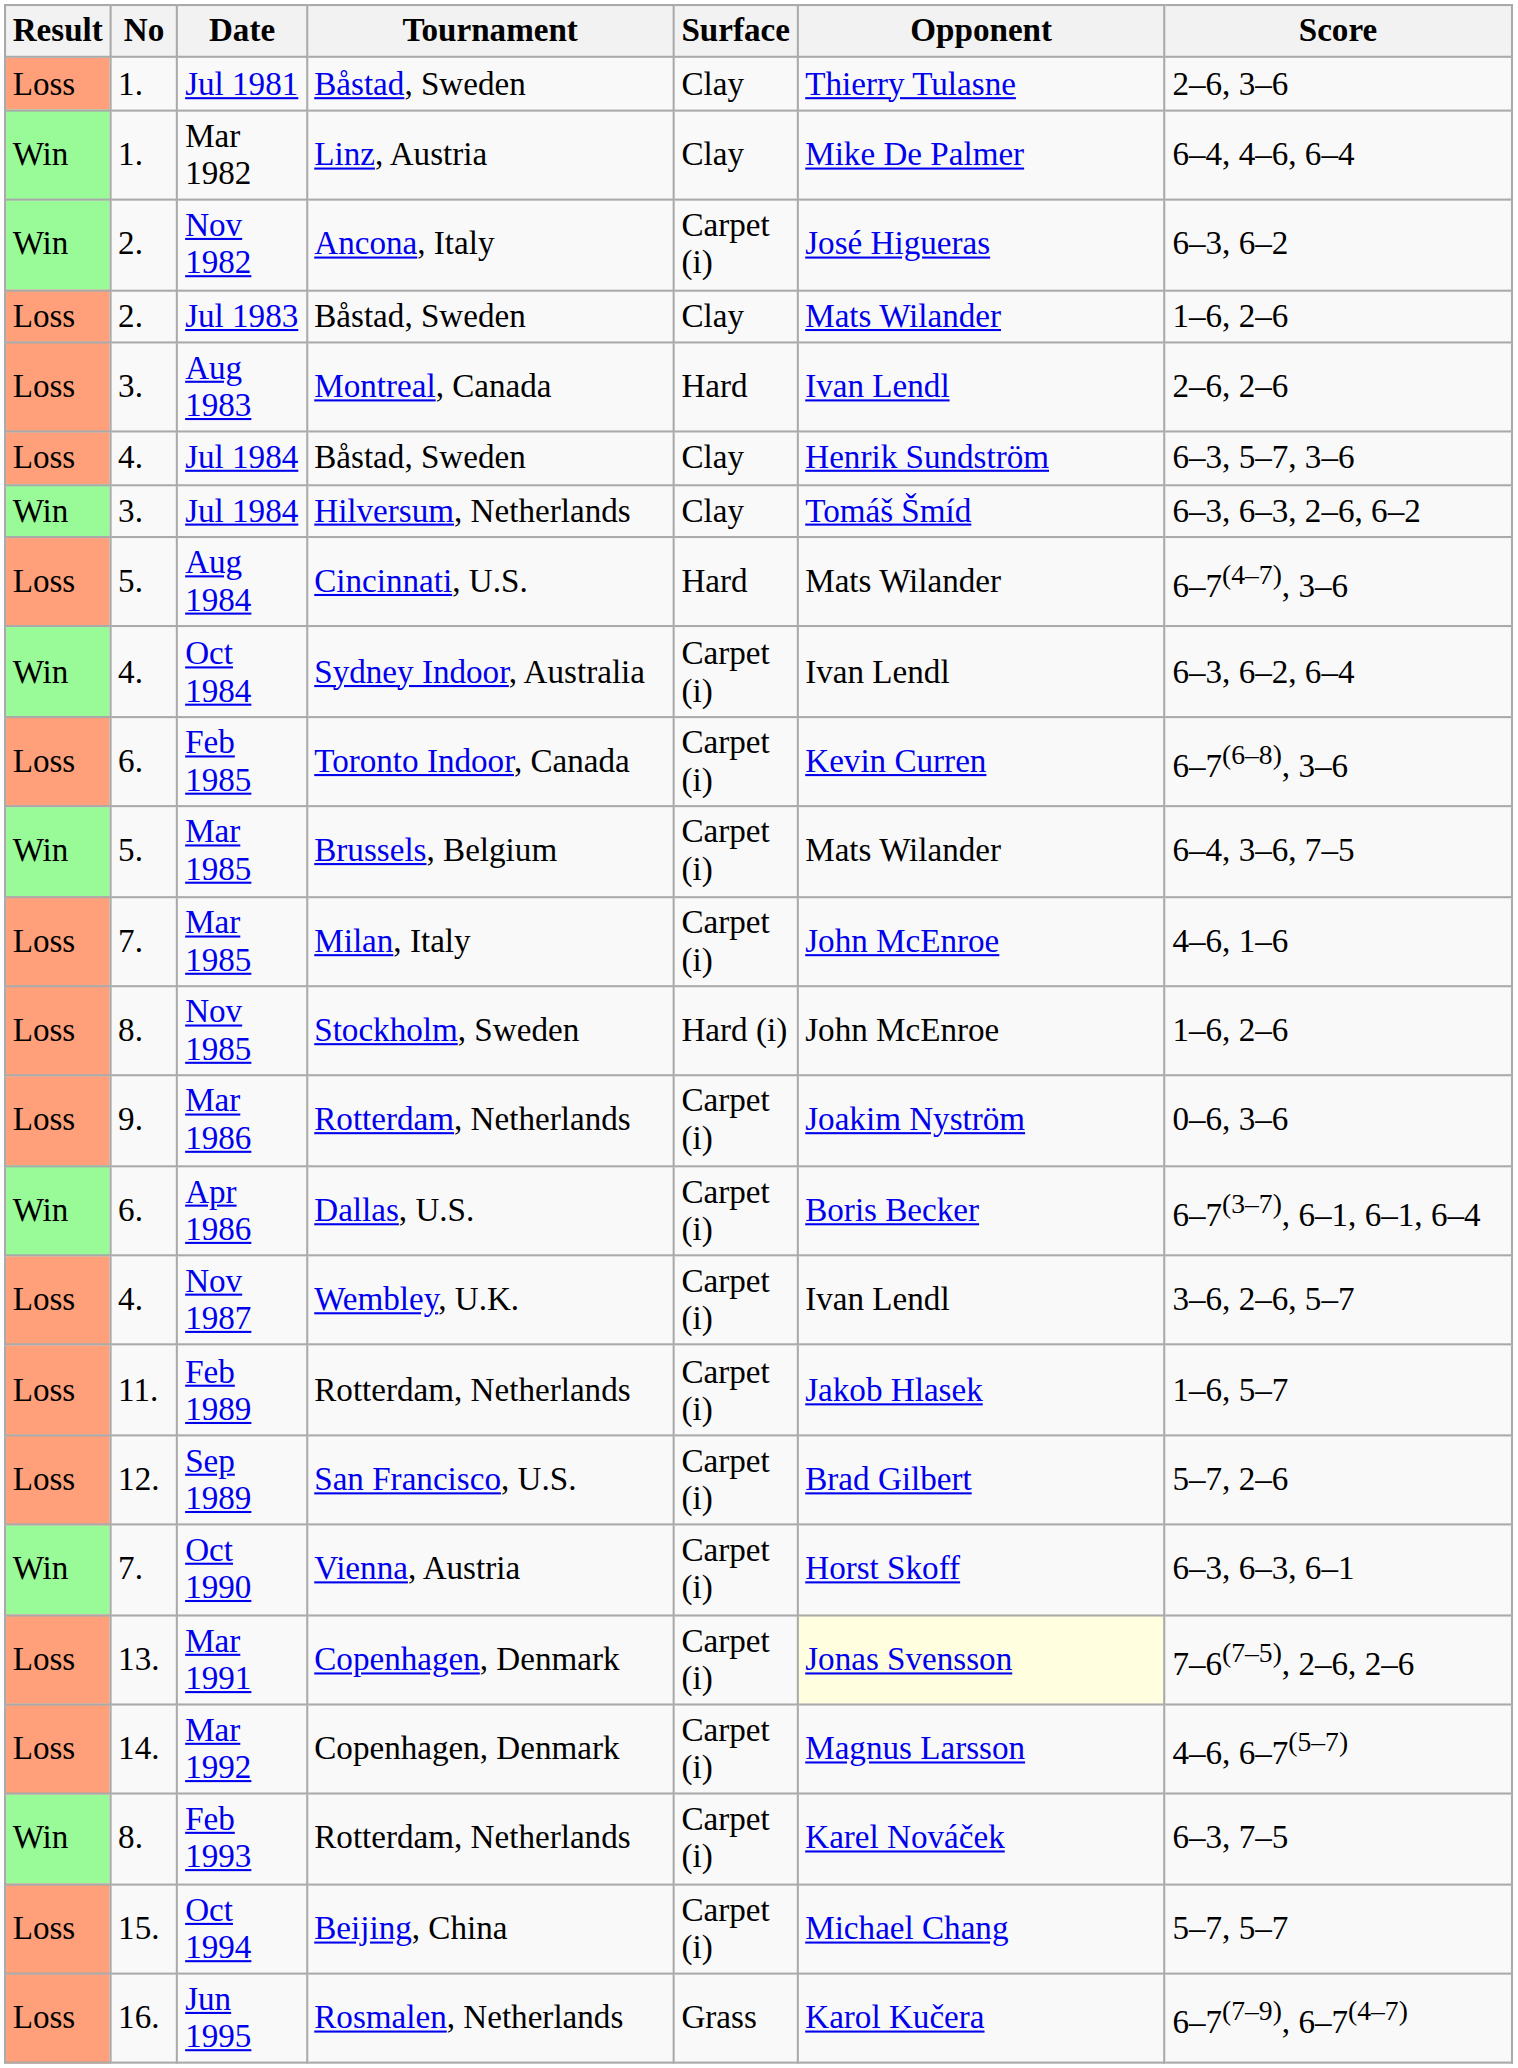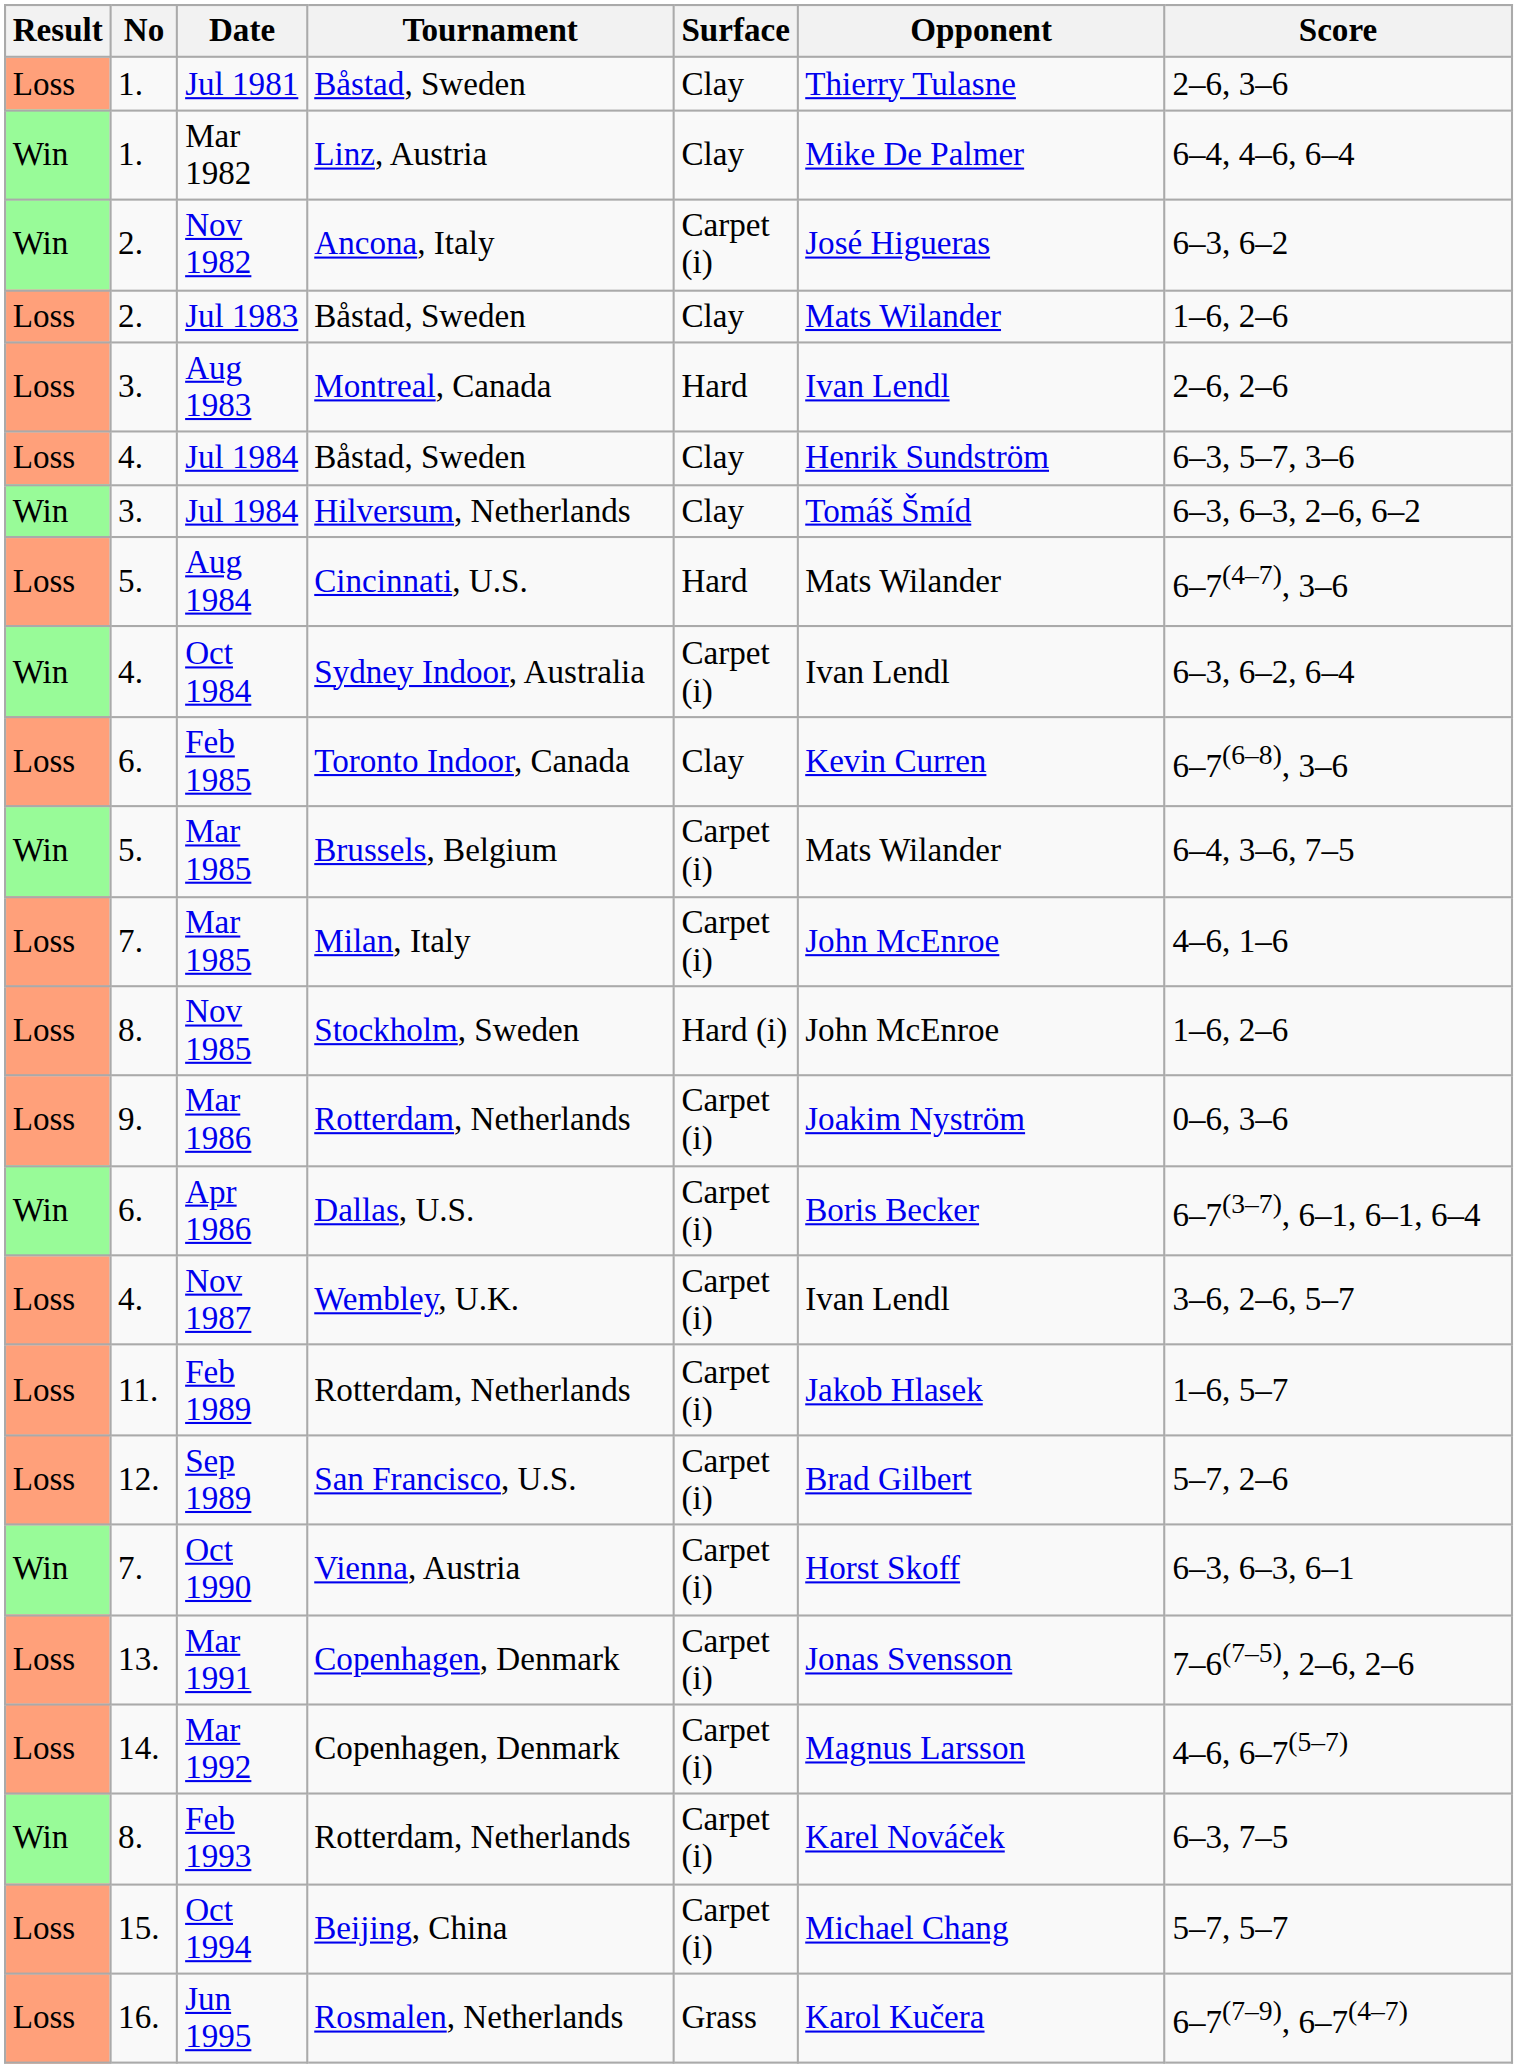(726, 760) Carpet (i) -> (713, 760) Clay
(909, 1658) lightyellow background -> (909, 1658) no background
